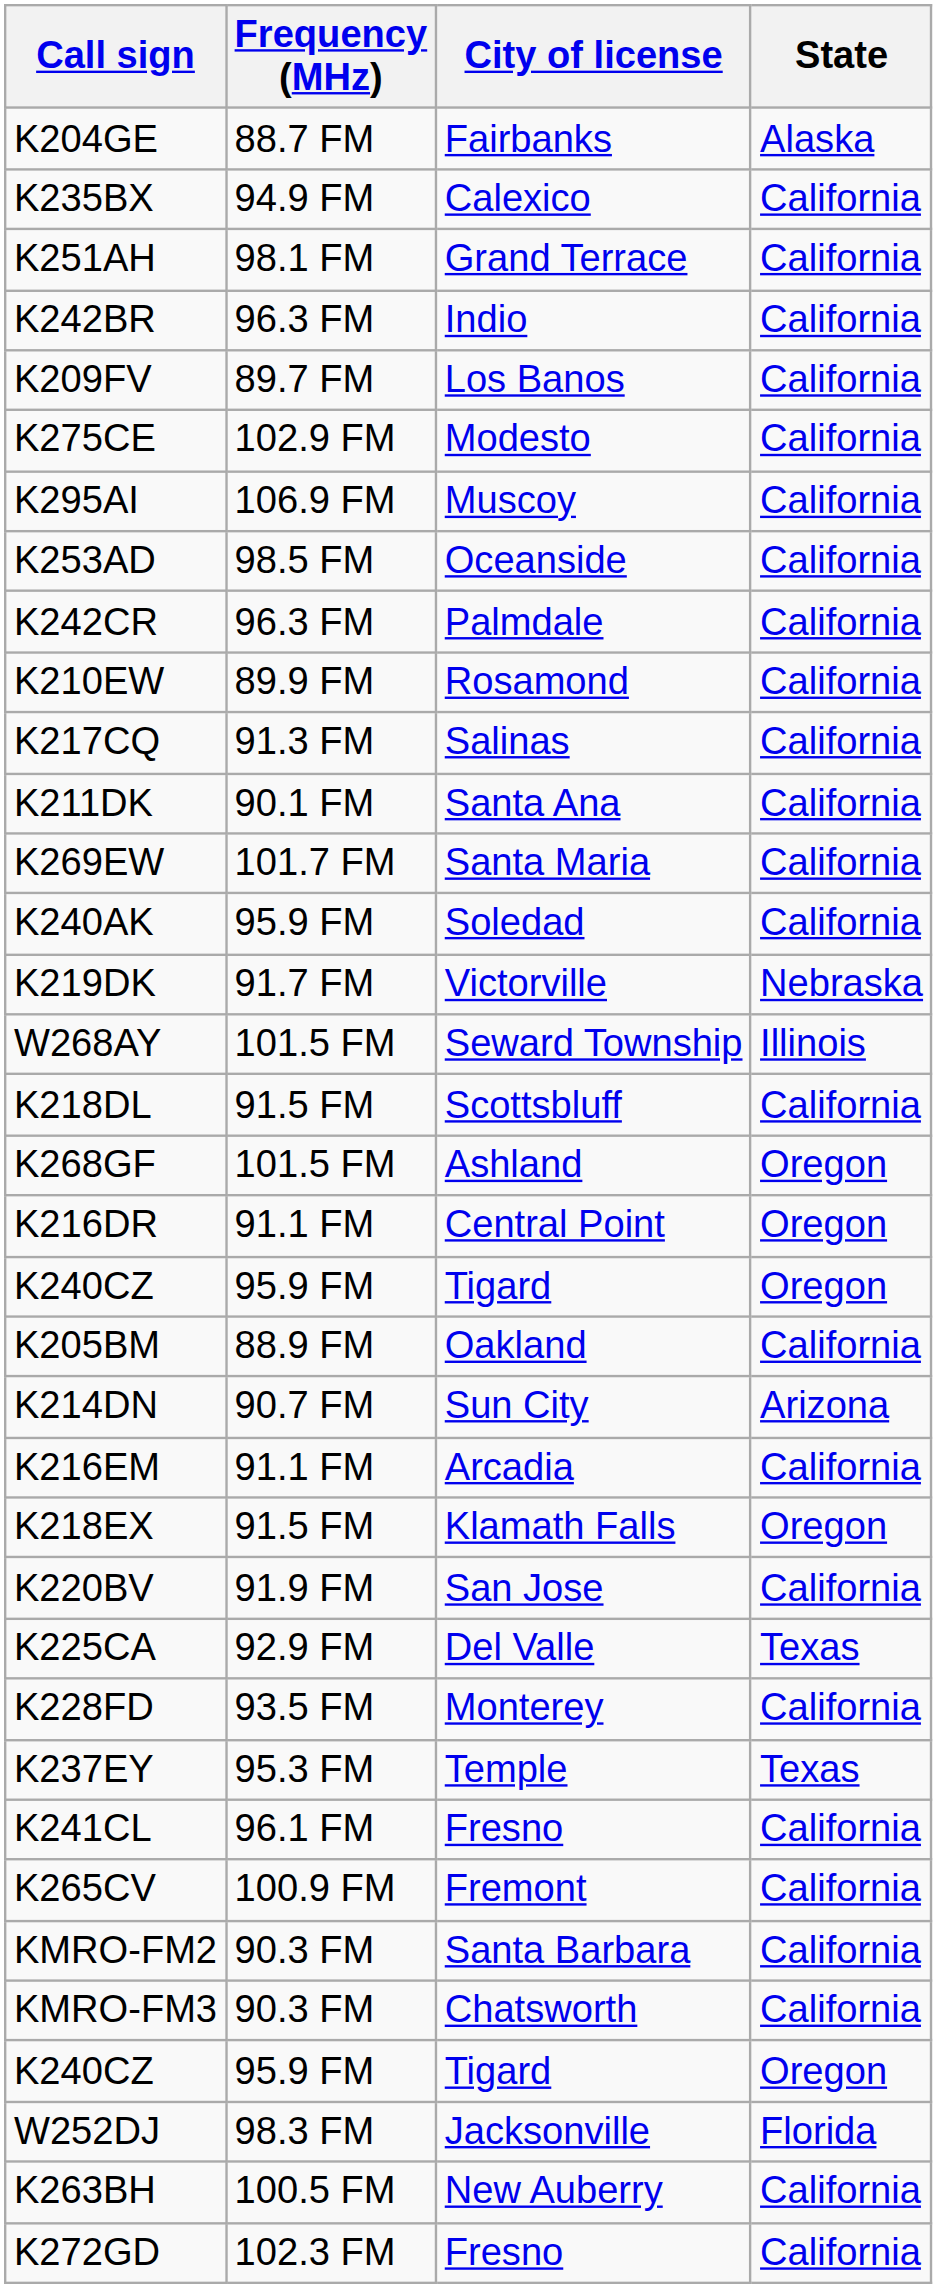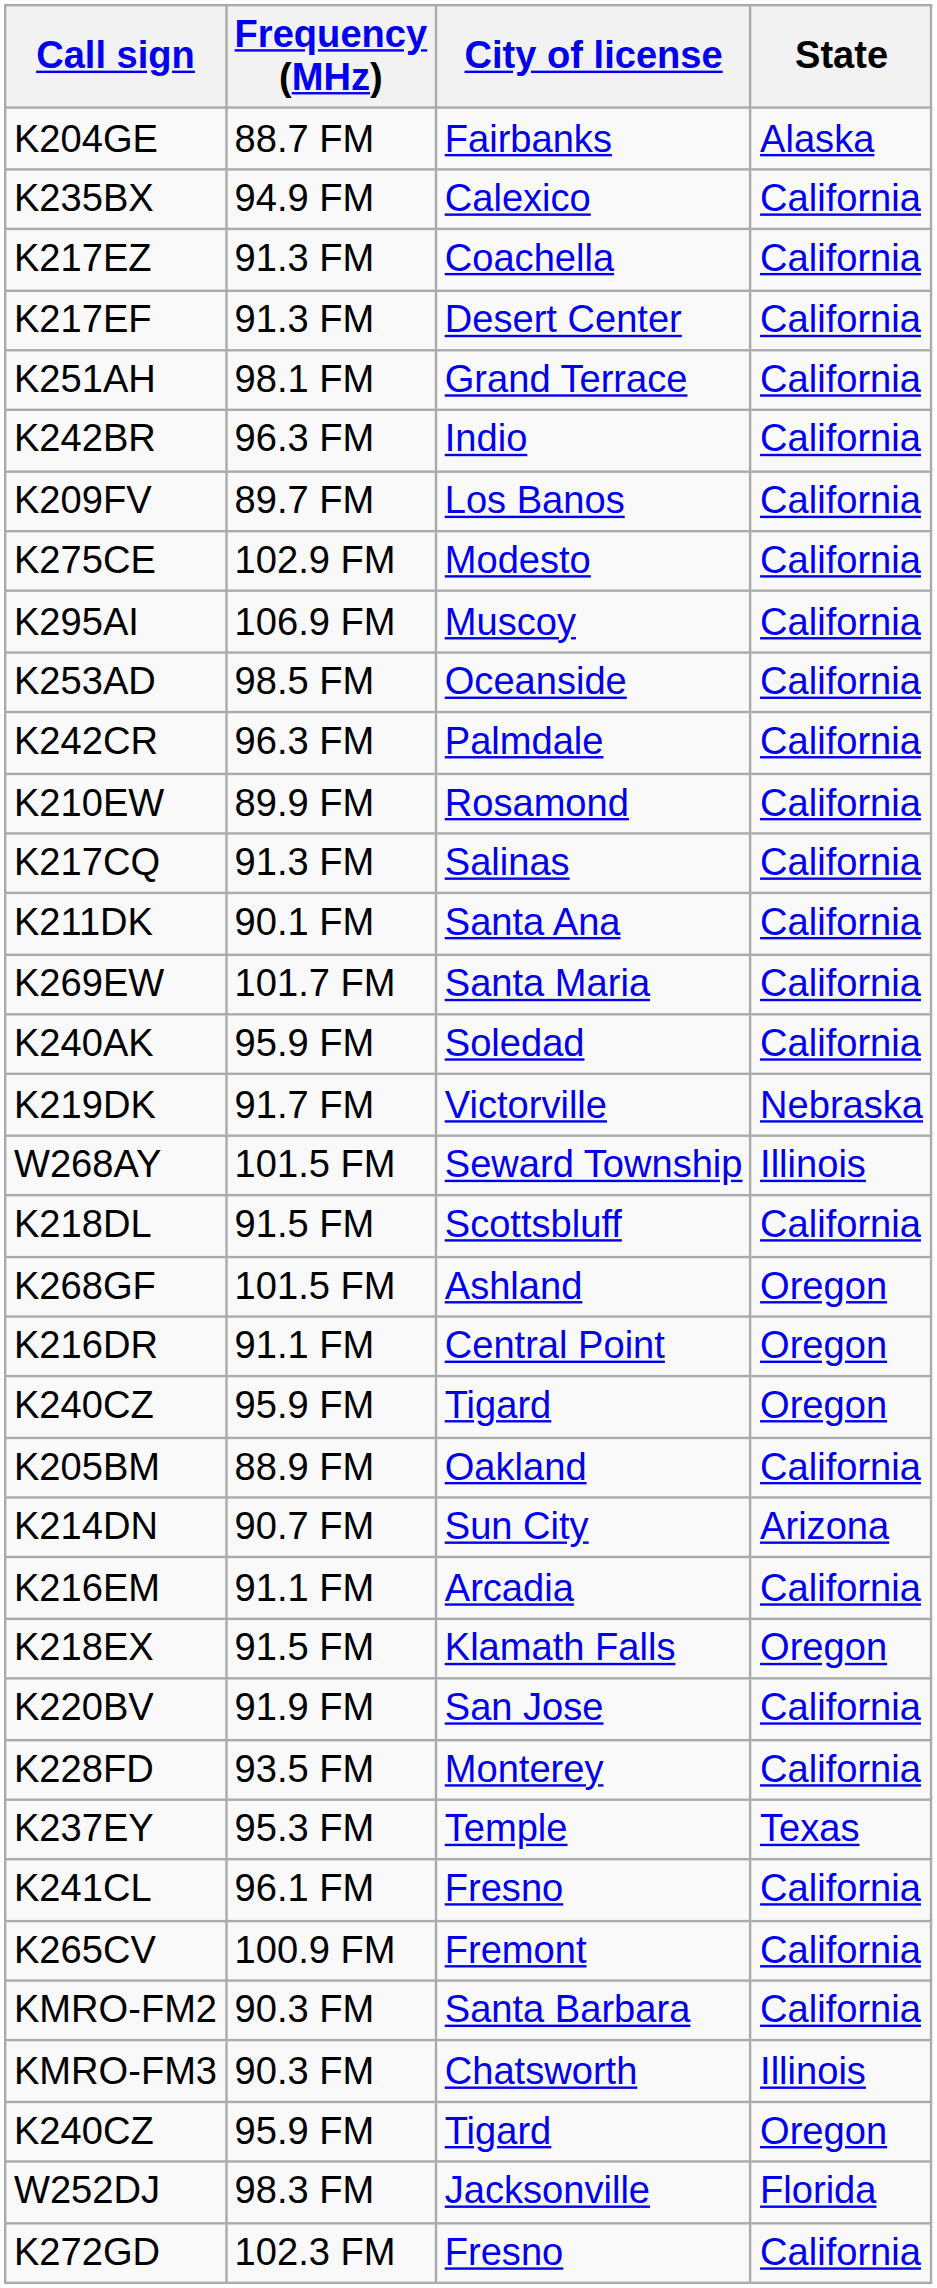+ row: (83, 258)
+ row: (83, 319)
- row: (85, 1647)
(840, 2010) California -> (813, 2070) Illinois
- row: (85, 2191)
